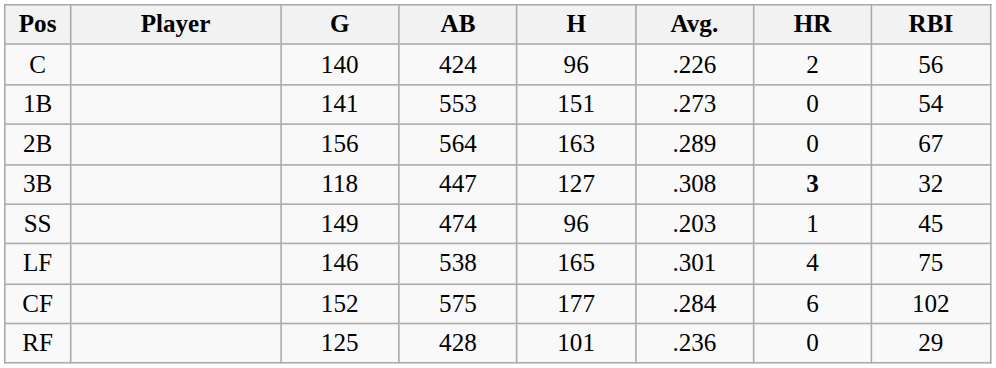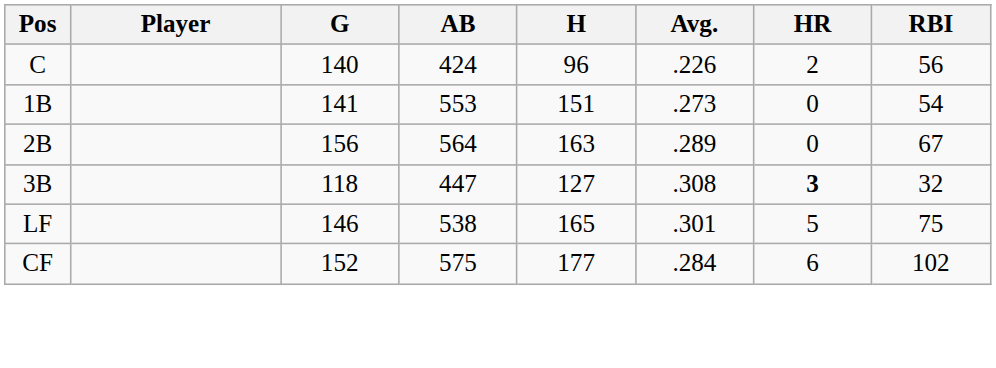- row: (38, 223)
(813, 263) 4 -> (813, 223) 5
- row: (38, 343)
